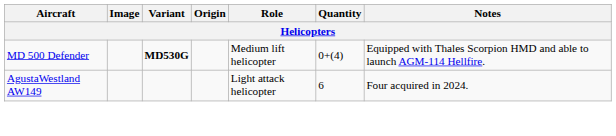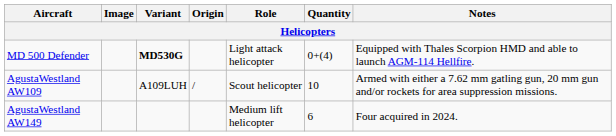(258, 55) Medium lift helicopter -> (256, 55) Light attack helicopter
+ row: (43, 85)
(258, 85) Light attack helicopter -> (256, 115) Medium lift helicopter
